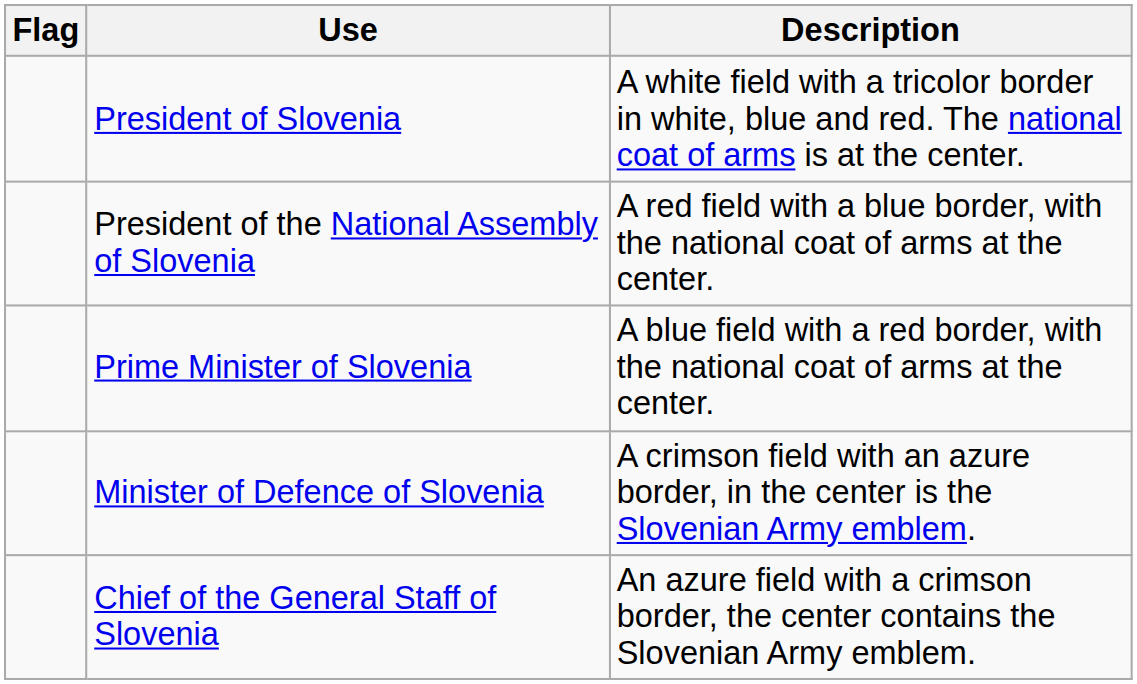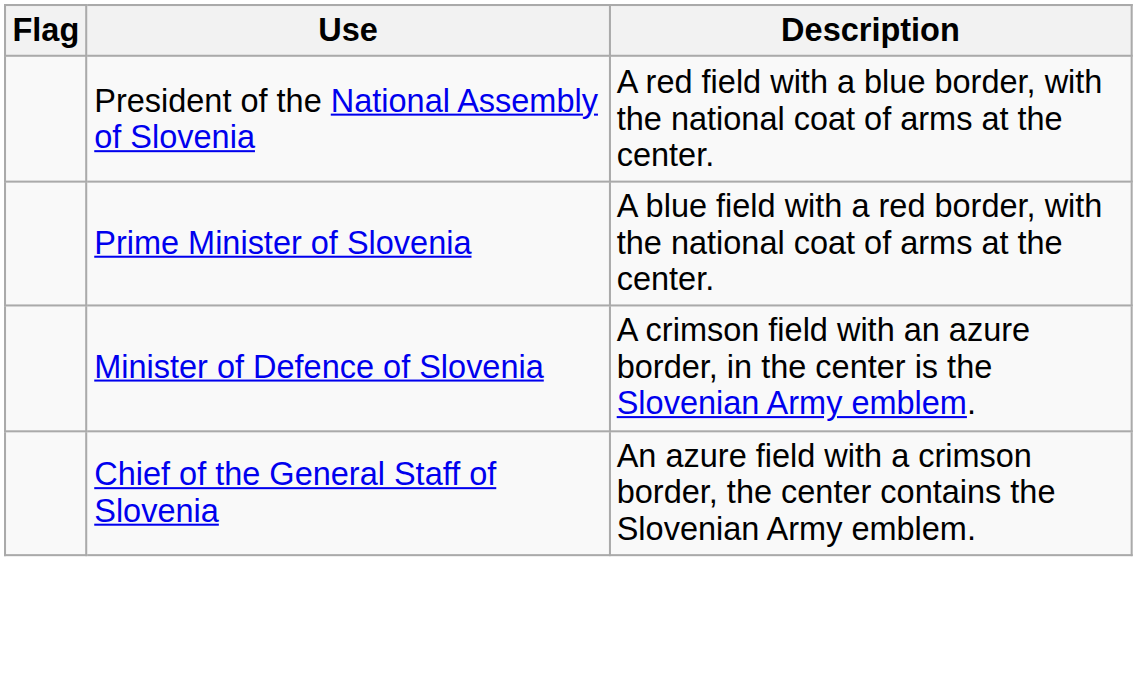- row: (248, 118)
